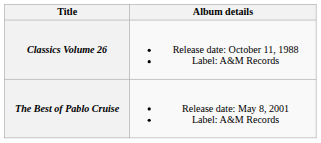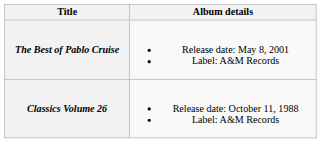rows swapped: (67, 49) <-> (67, 108)
